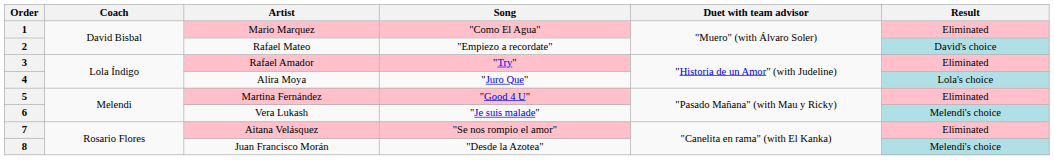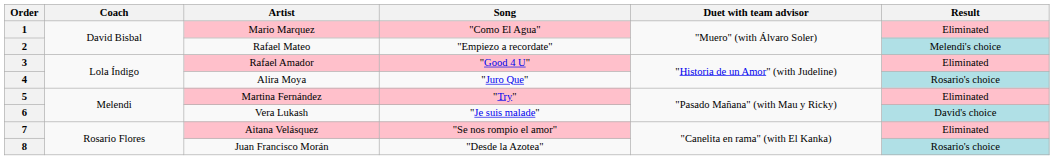(965, 46) David's choice -> (965, 46) Melendi's choice
(505, 63) "Try" -> (505, 63) "Good 4 U"
(965, 79) Lola's choice -> (965, 79) Rosario's choice
(505, 96) "Good 4 U" -> (505, 96) "Try"
(965, 113) Melendi's choice -> (965, 113) David's choice
(965, 146) Melendi's choice -> (965, 146) Rosario's choice
